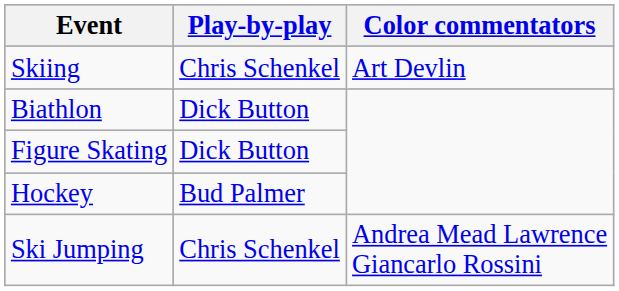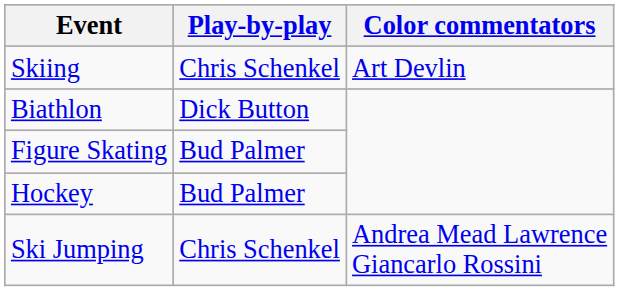(244, 151) Dick Button -> (242, 151) Bud Palmer
